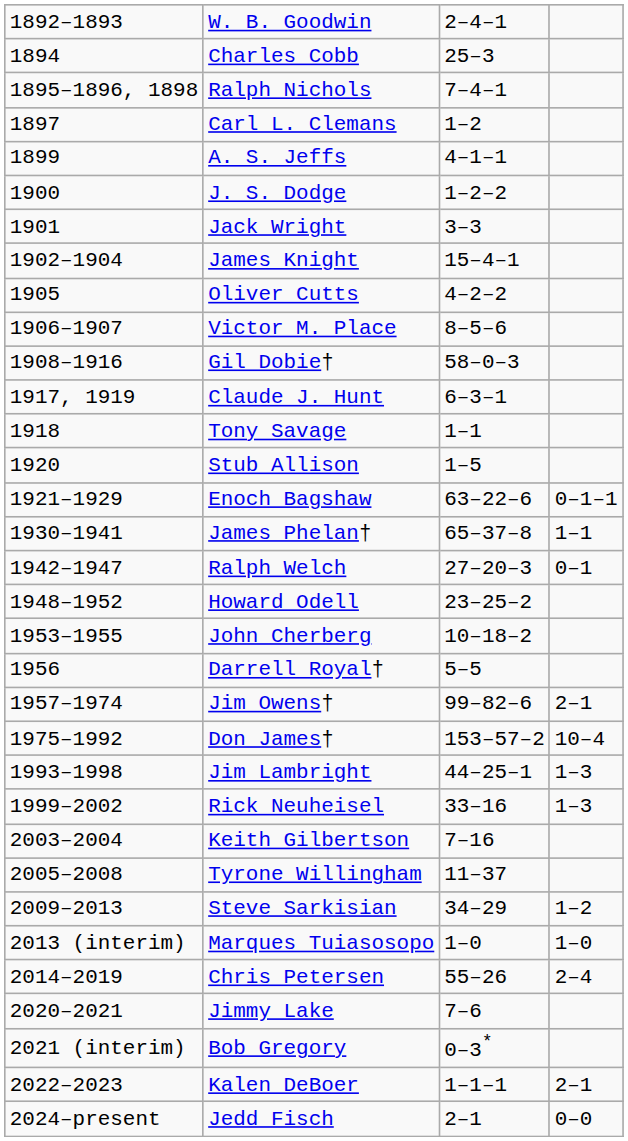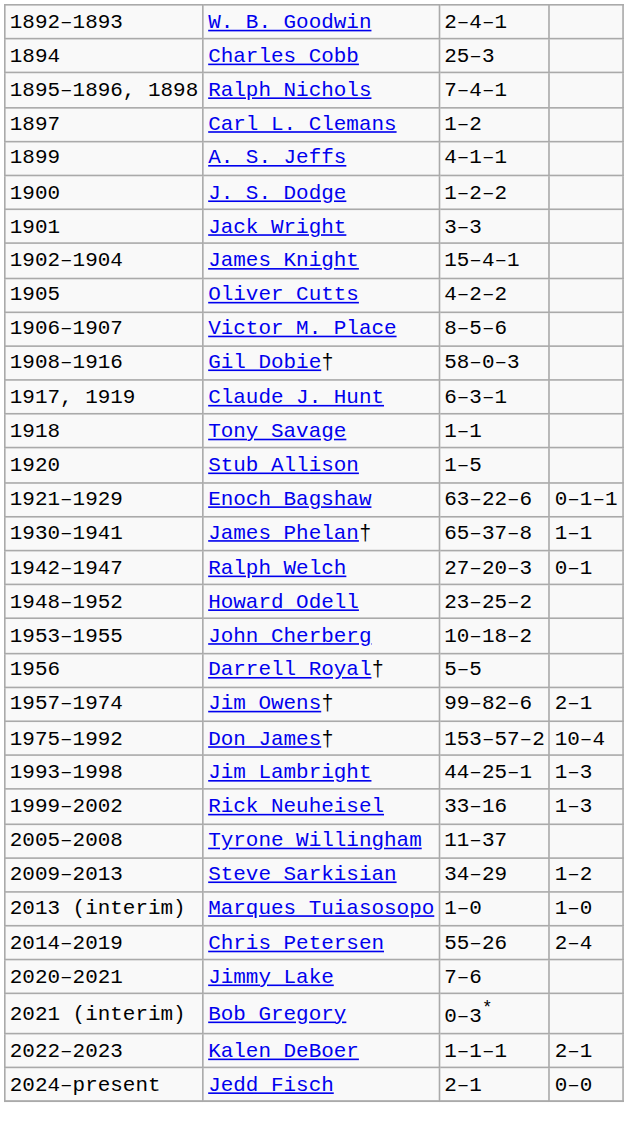- row: (309, 841)
